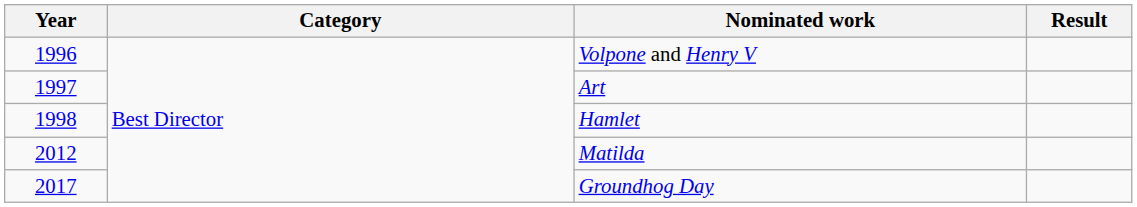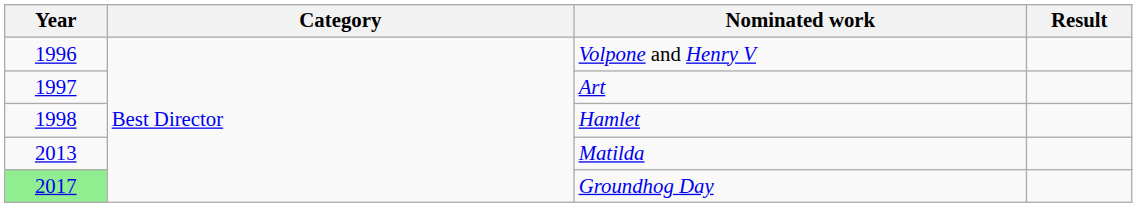(56, 152) 2012 -> (56, 152) 2013
(56, 185) no background -> (56, 185) lightgreen background
